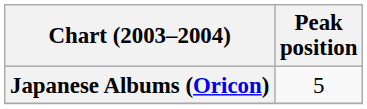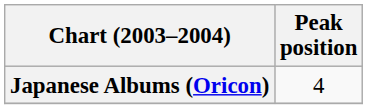(319, 84) 5 -> (319, 84) 4
